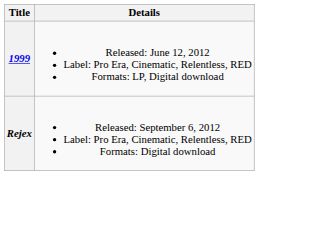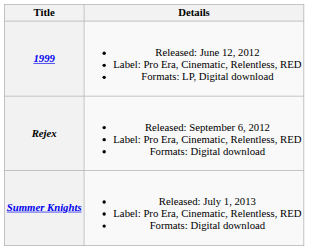+ row: (44, 208)
